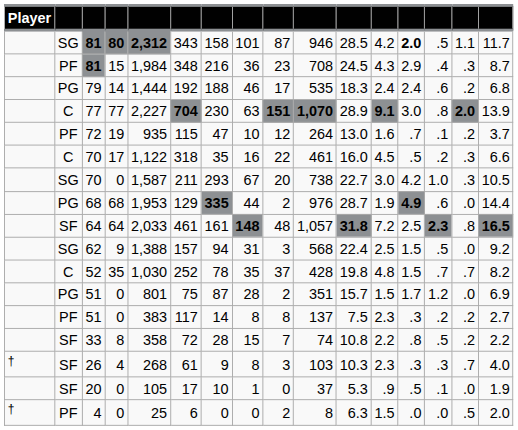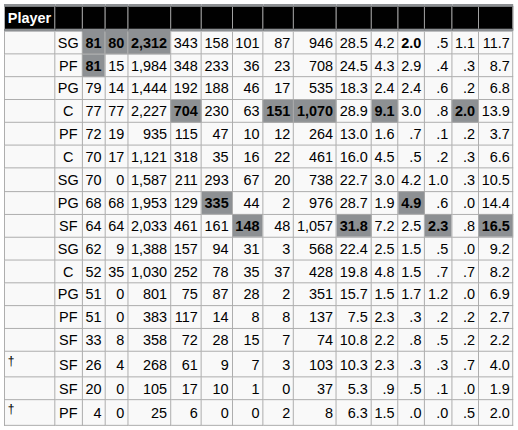(217, 66) 216 -> (217, 66) 233
(149, 157) 1,122 -> (149, 157) 1,121
(255, 364) 8 -> (255, 364) 7
